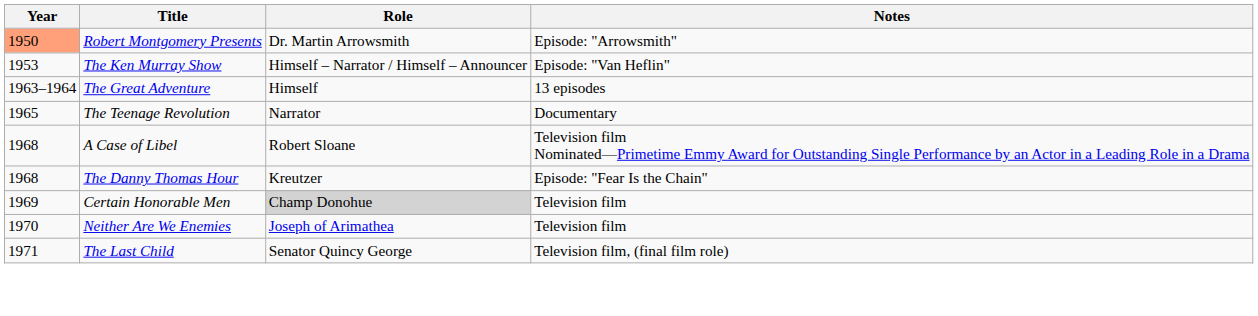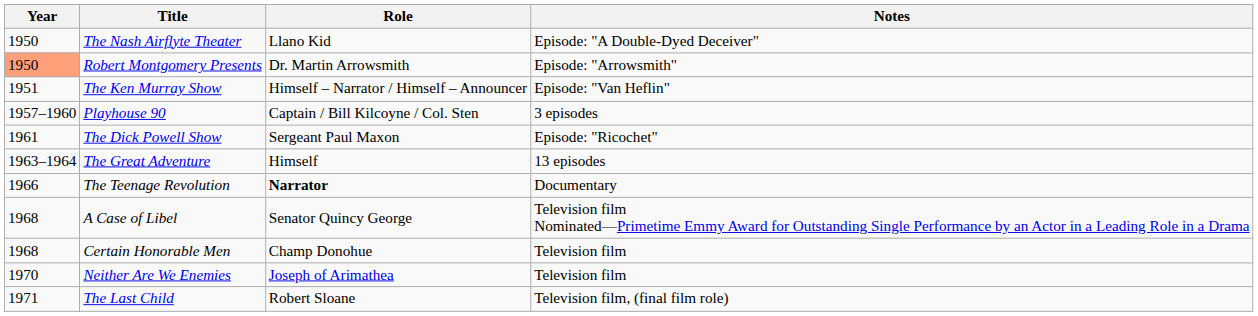+ row: (162, 40)
(23, 64) 1953 -> (23, 88) 1951
+ row: (125, 112)
+ row: (152, 137)
(23, 112) 1965 -> (23, 185) 1966
(295, 112) normal -> (298, 185) bold
(312, 145) Robert Sloane -> (340, 217) Senator Quincy George
- row: (161, 178)
(23, 202) 1969 -> (23, 250) 1968
(321, 202) lightgrey background -> (321, 250) no background
(340, 250) Senator Quincy George -> (312, 298) Robert Sloane
